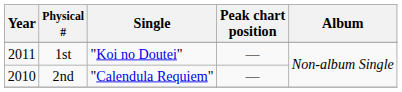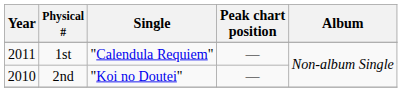(137, 53) "Koi no Doutei" -> (152, 53) "Calendula Requiem"
(152, 76) "Calendula Requiem" -> (137, 76) "Koi no Doutei"
